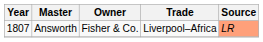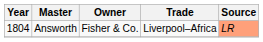(18, 28) 1807 -> (18, 28) 1804
